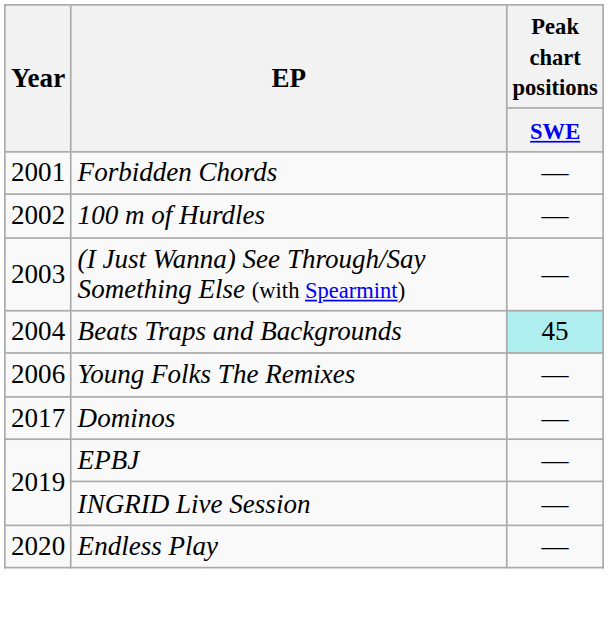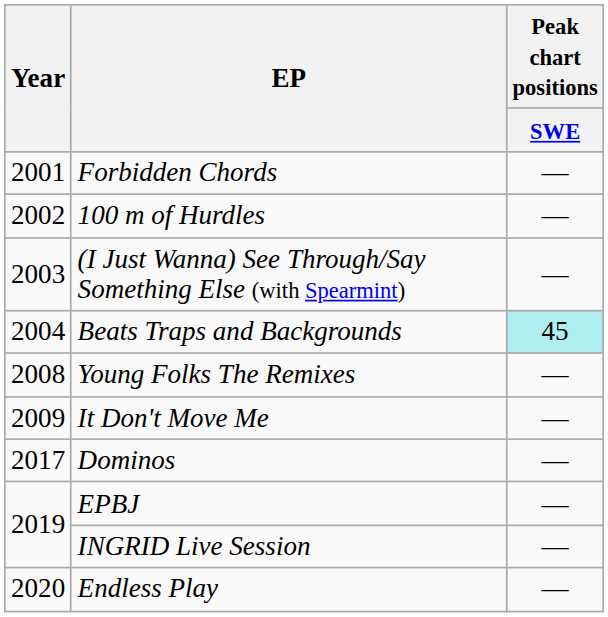(38, 374) 2006 -> (38, 374) 2008
+ row: (173, 417)
